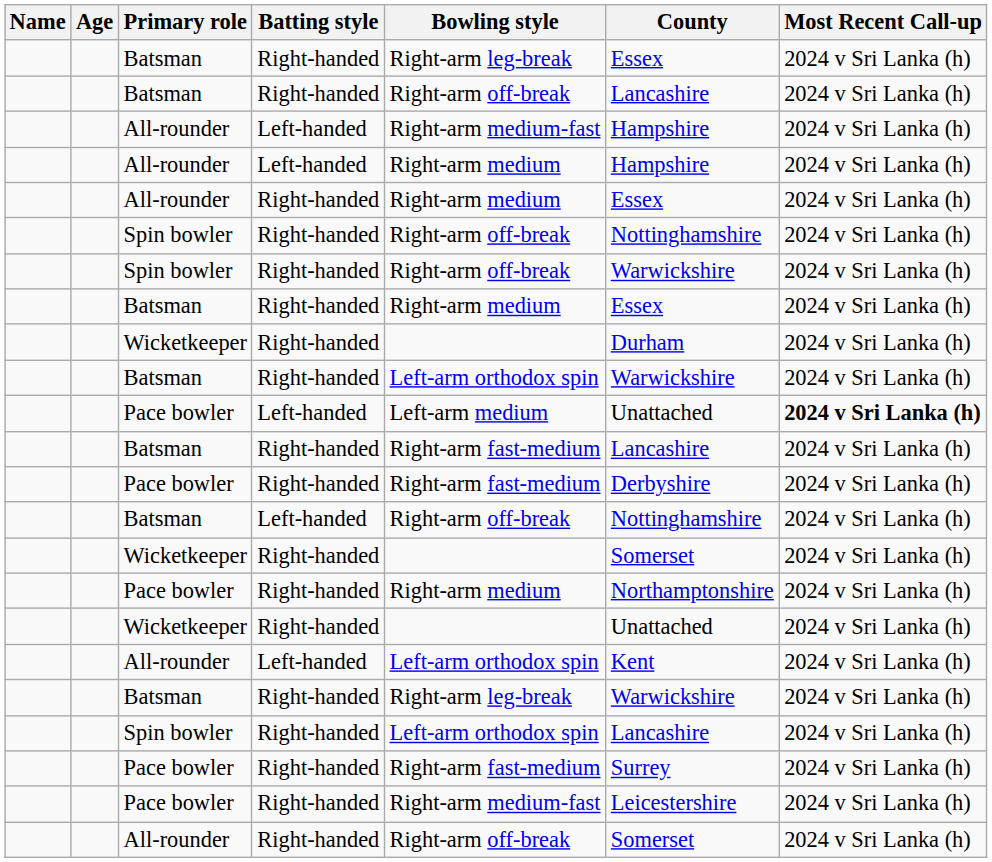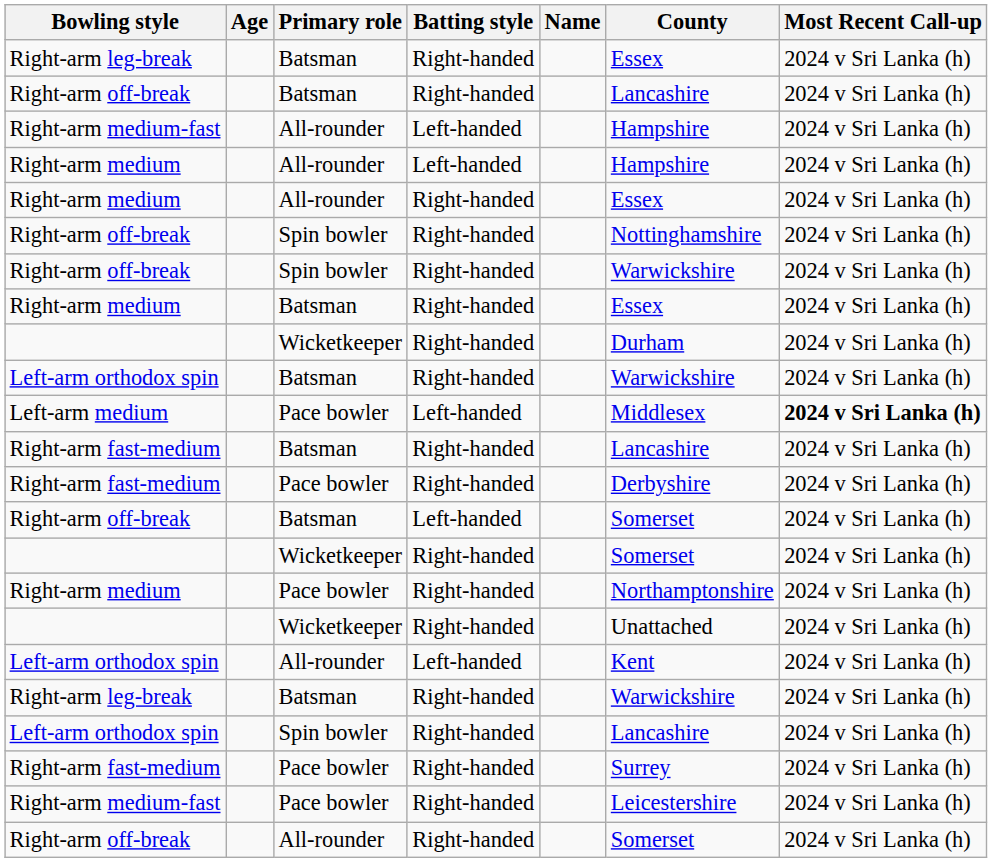columns swapped: (38, 22) <-> (495, 22)
(662, 413) Unattached -> (658, 413) Middlesex
(686, 519) Nottinghamshire -> (653, 519) Somerset
